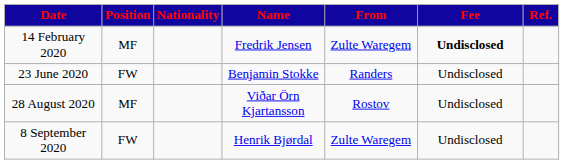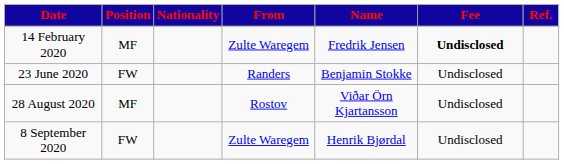columns swapped: (273, 15) <-> (371, 15)
